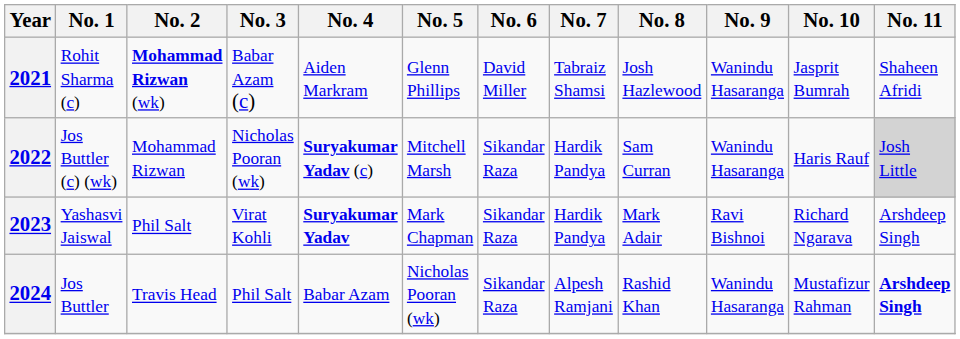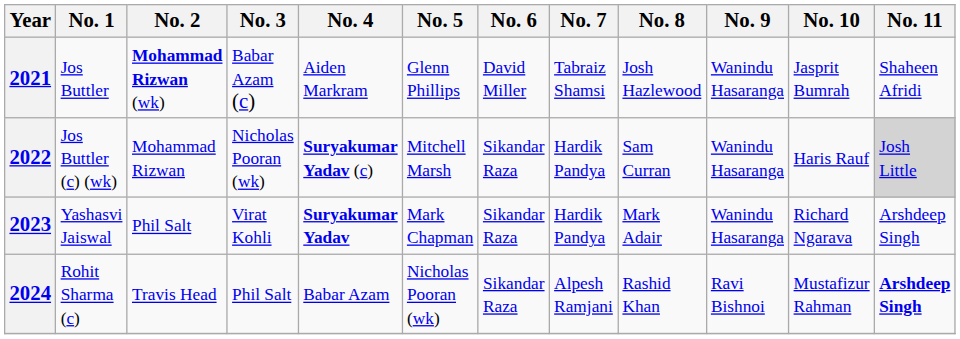(87, 78) Rohit Sharma (c) -> (85, 78) Jos Buttler
(738, 226) Ravi Bishnoi -> (747, 226) Wanindu Hasaranga
(85, 294) Jos Buttler -> (87, 294) Rohit Sharma (c)
(747, 294) Wanindu Hasaranga -> (738, 294) Ravi Bishnoi
